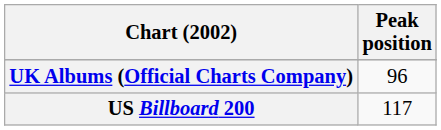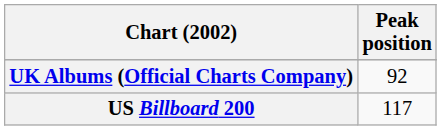(397, 76) 96 -> (397, 76) 92
